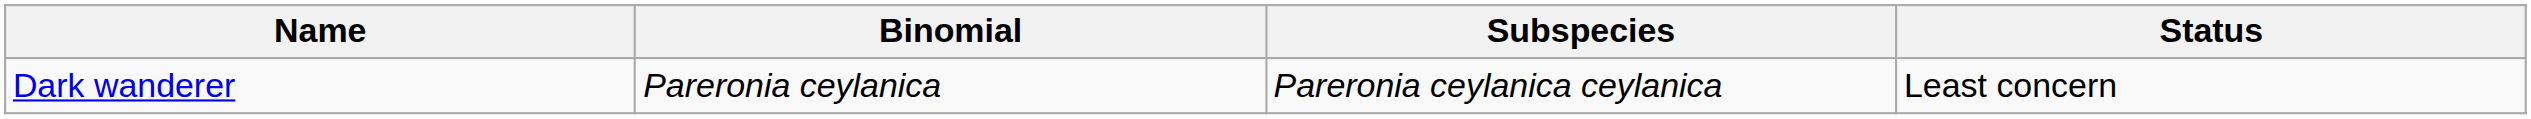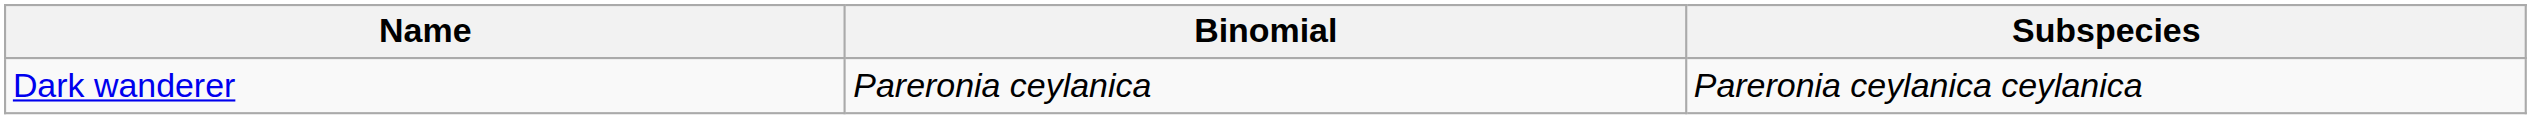- column: (2211, 31)
